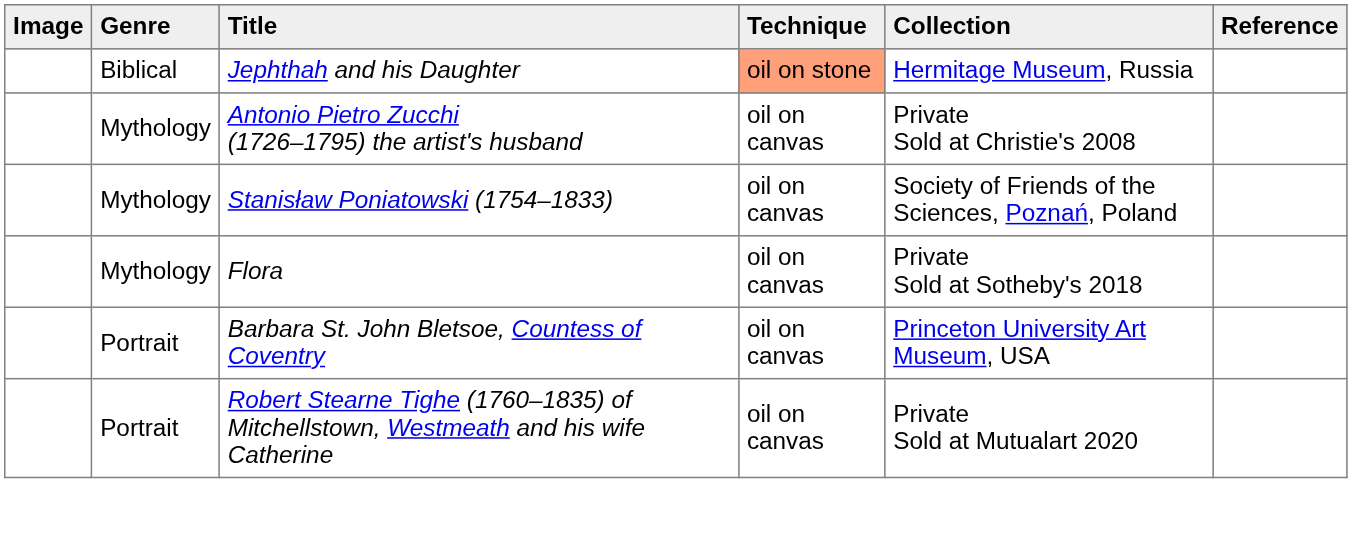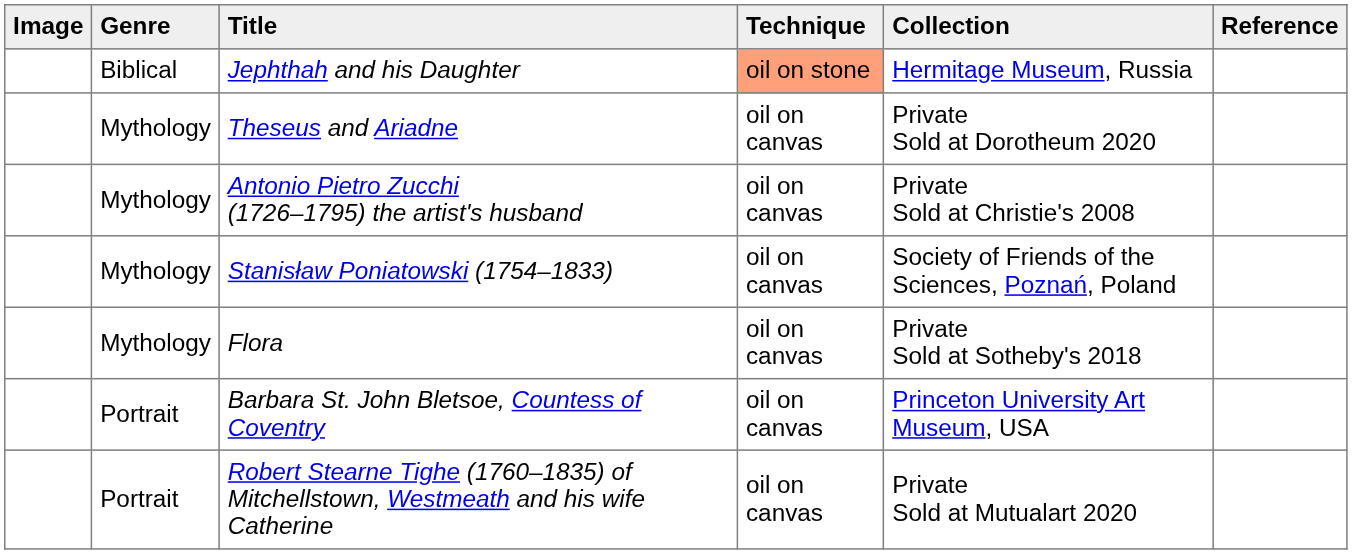+ row: (343, 128)
